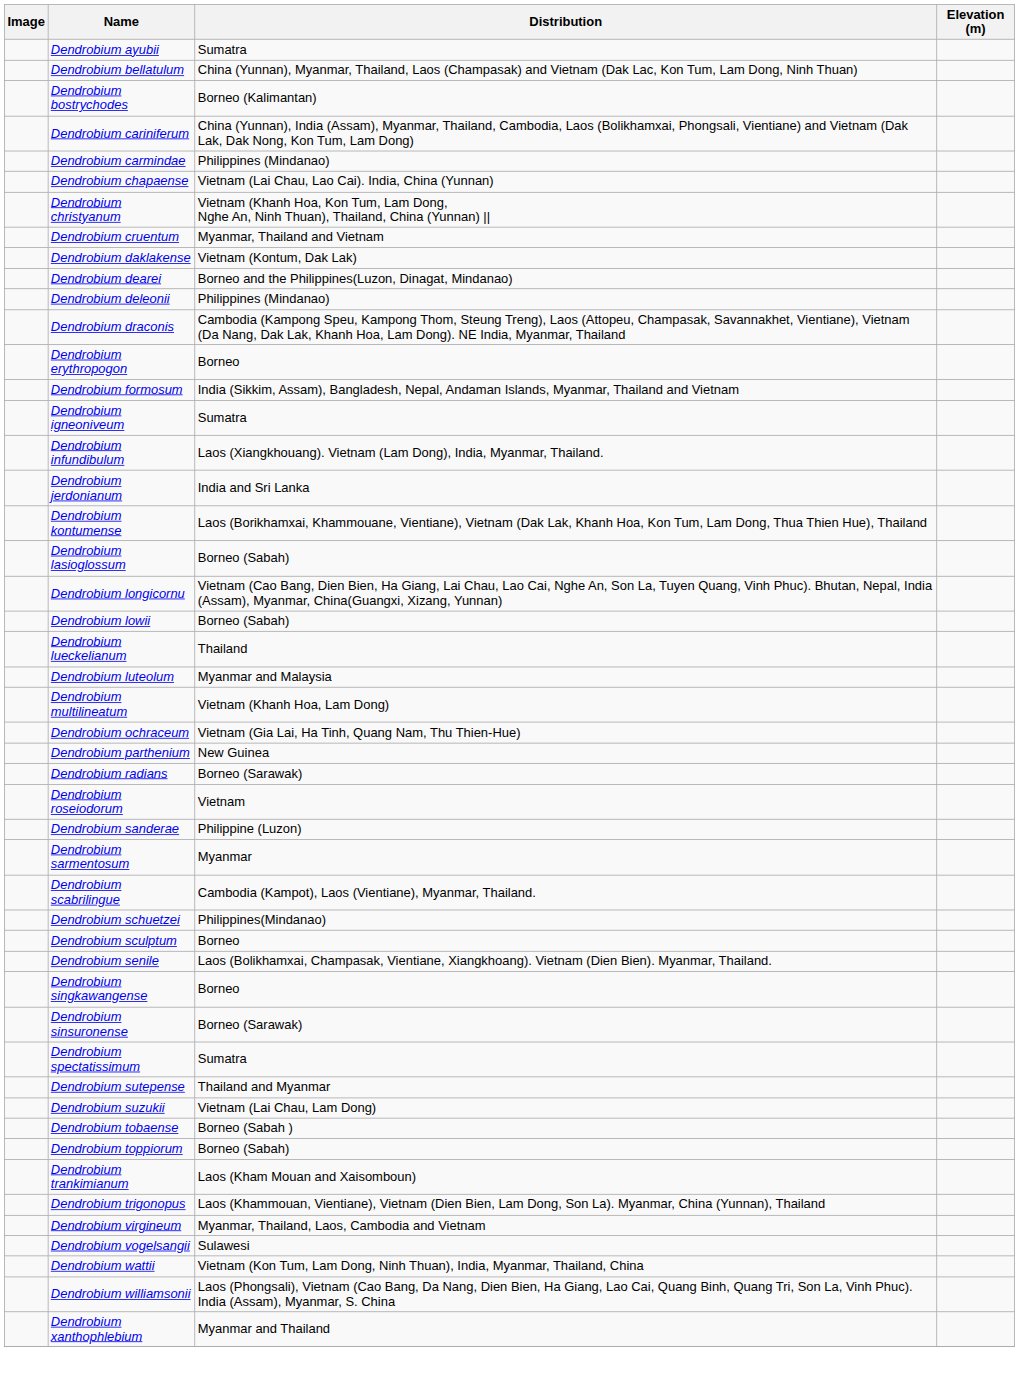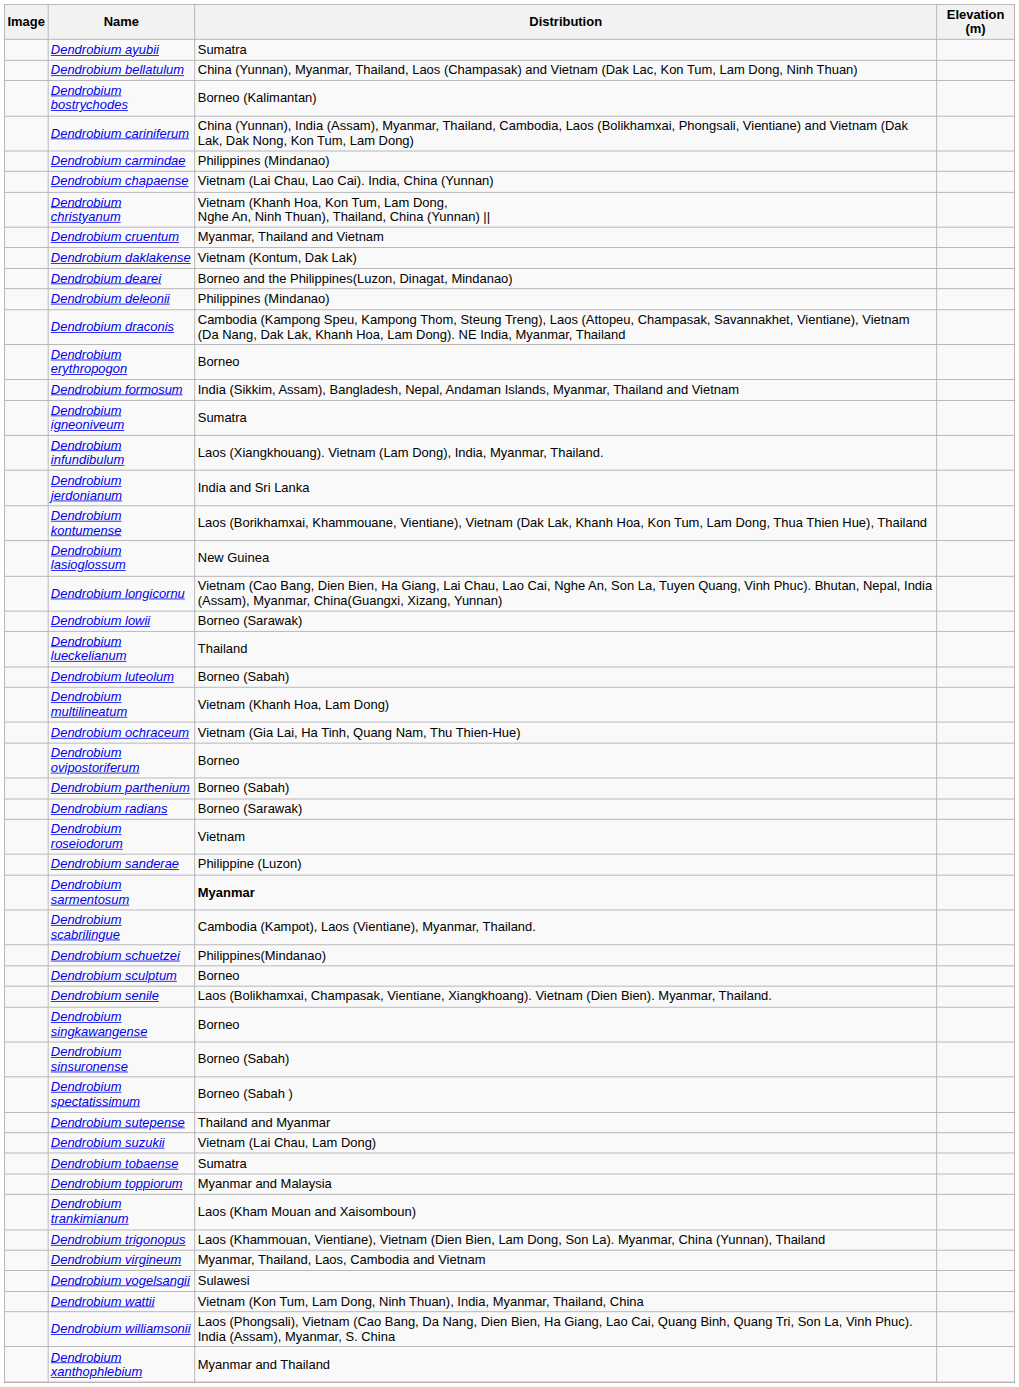(244, 558) Borneo (Sabah) -> (233, 558) New Guinea
(244, 621) Borneo (Sabah) -> (250, 621) Borneo (Sarawak)
(265, 677) Myanmar and Malaysia -> (244, 677) Borneo (Sabah)
+ row: (95, 760)
(233, 753) New Guinea -> (244, 788) Borneo (Sabah)
(225, 857) normal -> (226, 892) bold
(250, 1024) Borneo (Sarawak) -> (244, 1059) Borneo (Sabah)
(222, 1059) Sumatra -> (245, 1094) Borneo (Sabah )
(245, 1128) Borneo (Sabah ) -> (222, 1163) Sumatra
(244, 1149) Borneo (Sabah) -> (265, 1184) Myanmar and Malaysia
